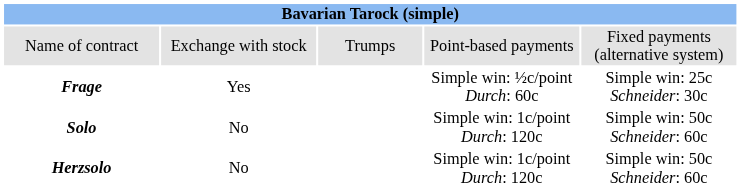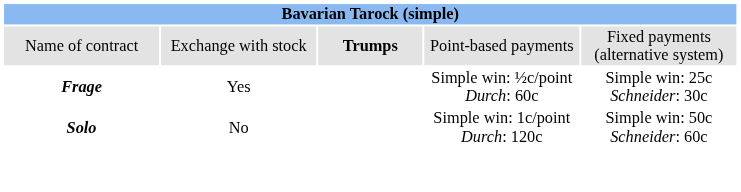(370, 45) normal -> (370, 45) bold
- row: (82, 168)
